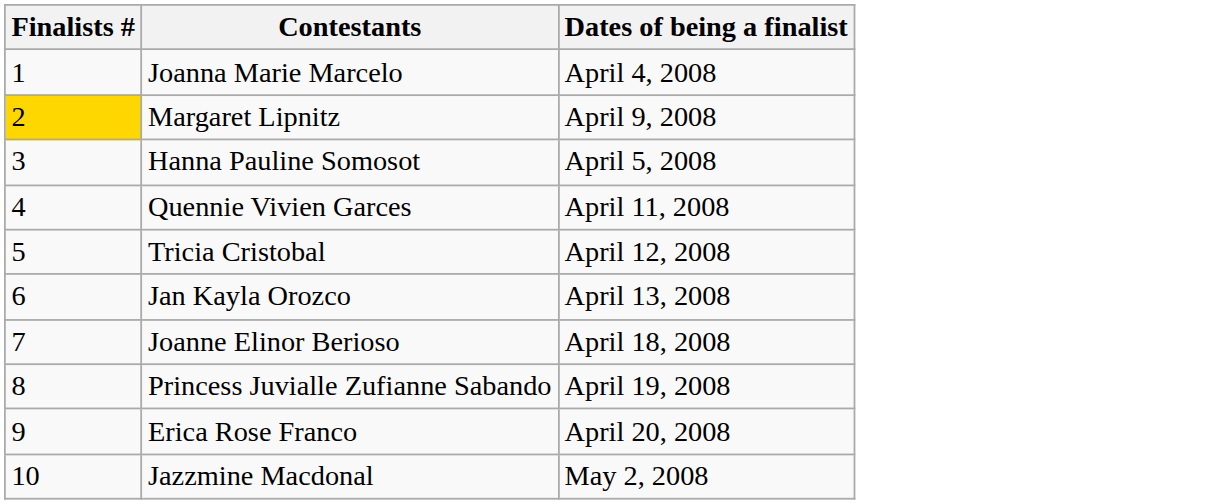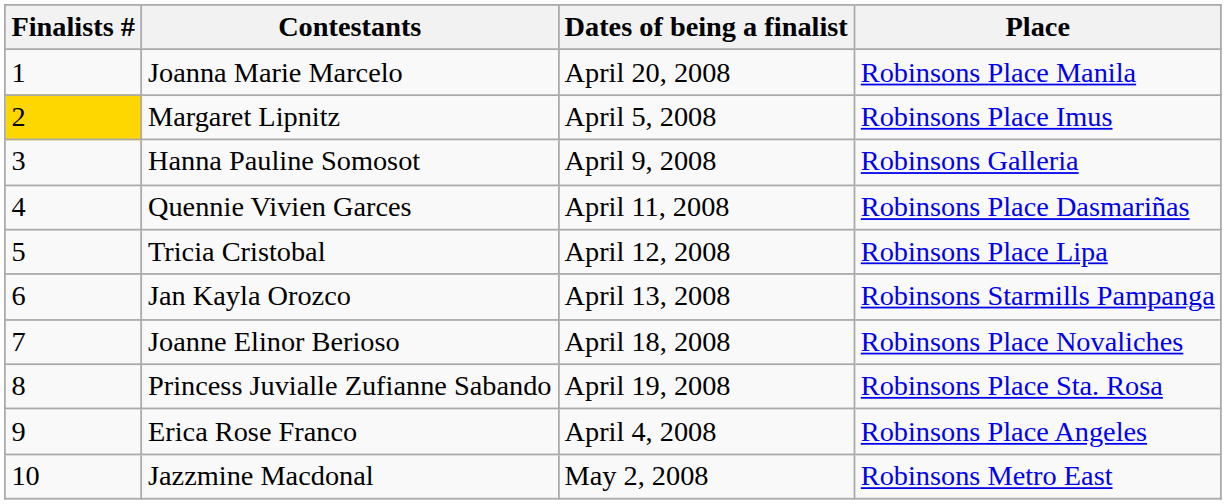+ column: (1038, 26)
(640, 71) April 4, 2008 -> (648, 71) April 20, 2008
(640, 116) April 9, 2008 -> (640, 116) April 5, 2008
(640, 161) April 5, 2008 -> (640, 161) April 9, 2008
(648, 431) April 20, 2008 -> (640, 431) April 4, 2008
